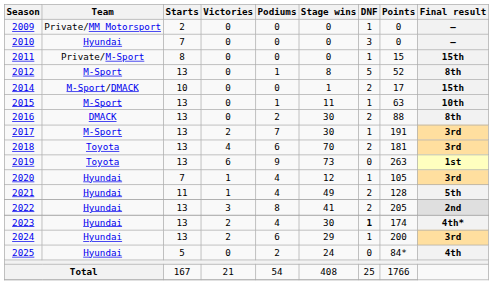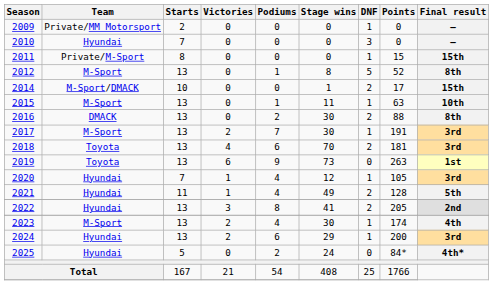(103, 222) Hyundai -> (103, 222) M-Sport
(369, 222) bold -> (369, 222) normal
(453, 222) 4th* -> (453, 222) 4th
(453, 253) 4th -> (453, 253) 4th*
